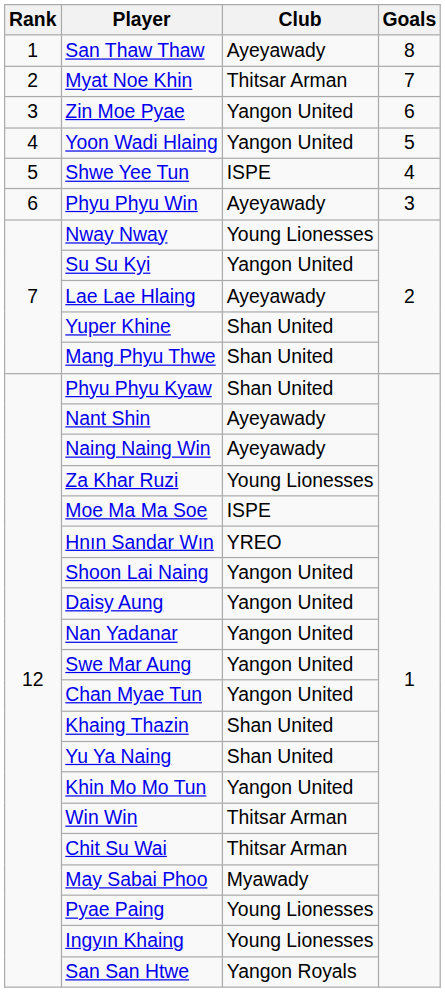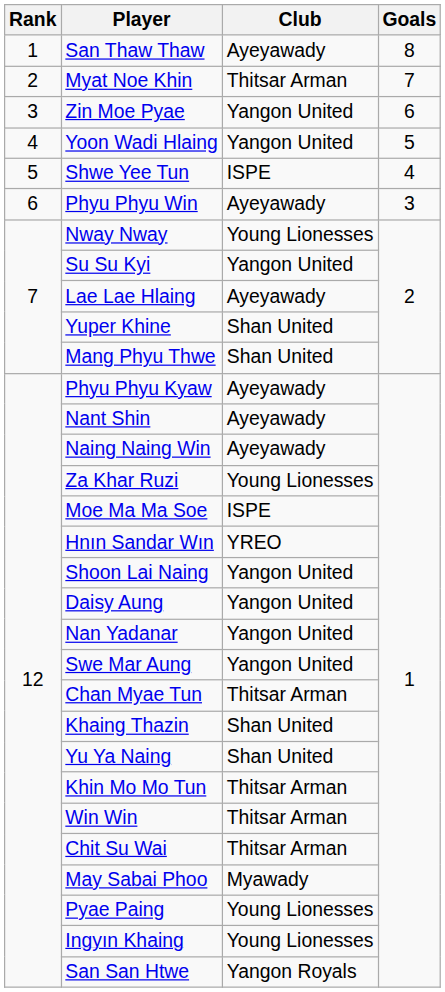(280, 388) Shan United -> (276, 388) Ayeyawady
(290, 695) Yangon United -> (287, 695) Thitsar Arman
(290, 787) Yangon United -> (287, 787) Thitsar Arman
